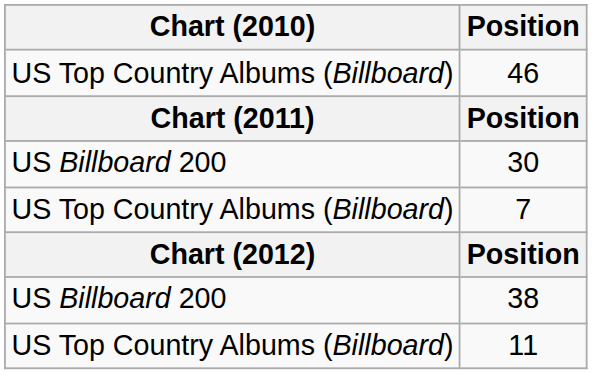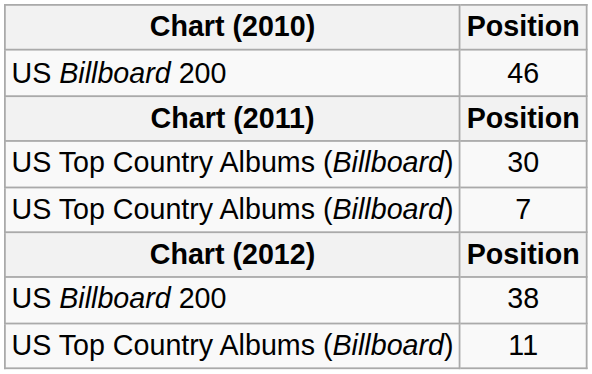(233, 72) US Top Country Albums (Billboard) -> (119, 72) US Billboard 200
(119, 163) US Billboard 200 -> (233, 163) US Top Country Albums (Billboard)
